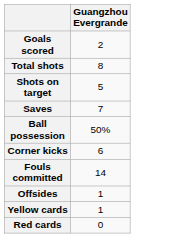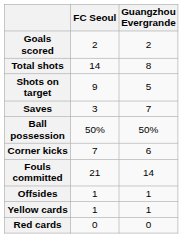+ column: (95, 17)
